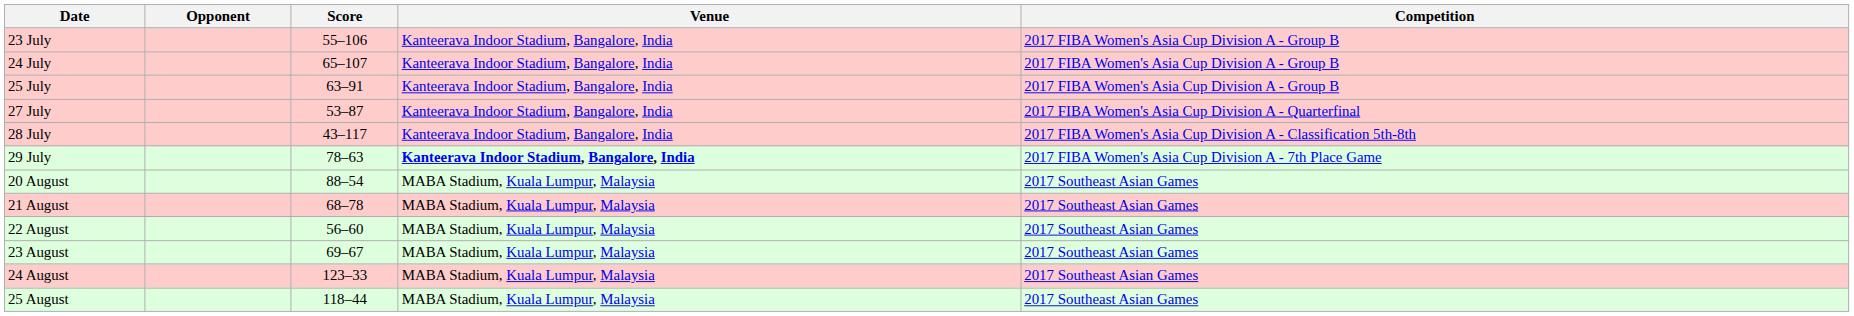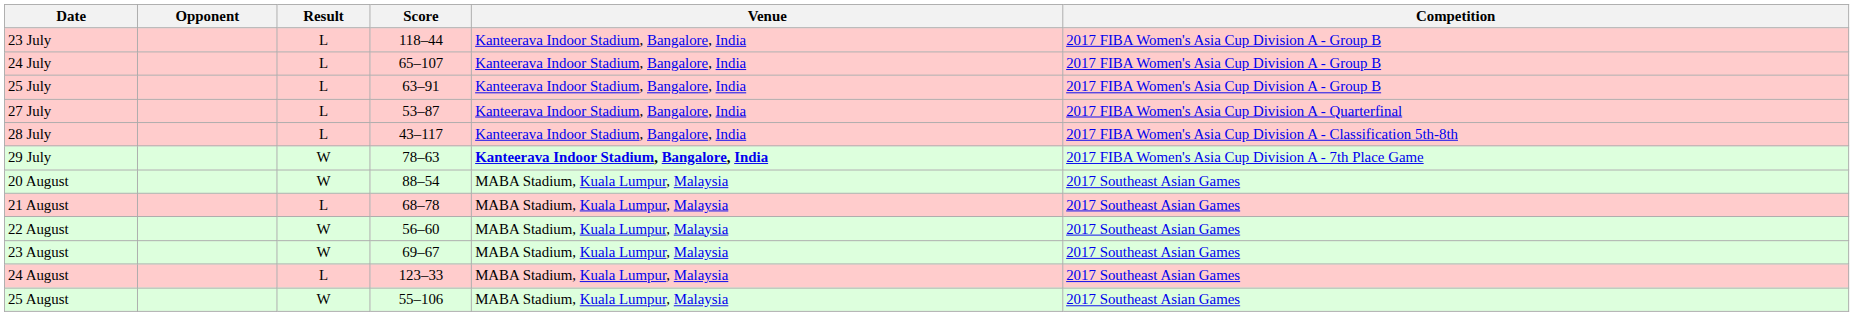+ column: (323, 16)
(345, 39) 55–106 -> (421, 39) 118–44
(345, 299) 118–44 -> (421, 299) 55–106
